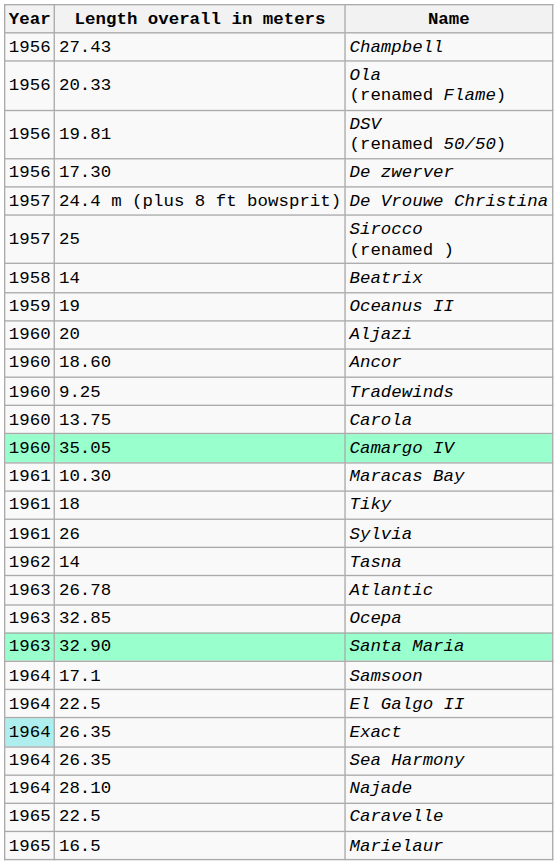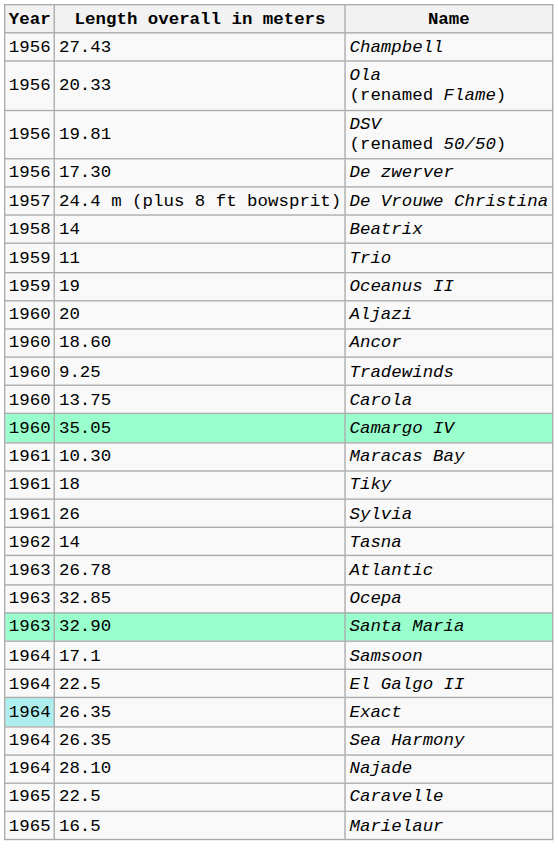- row: (402, 239)
+ row: (370, 258)
